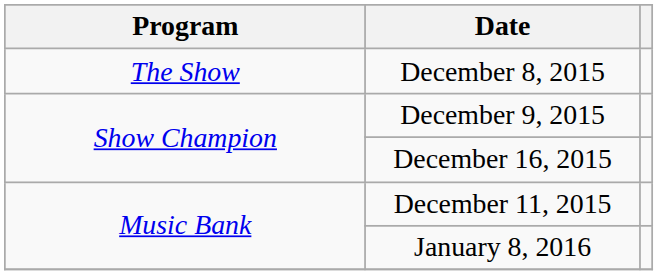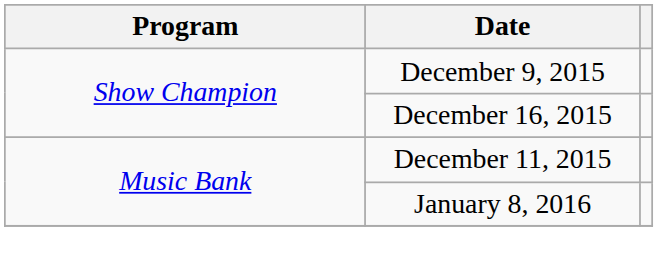- row: (503, 70)
